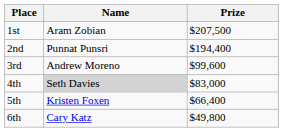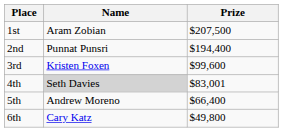(83, 65) Andrew Moreno -> (78, 65) Kristen Foxen
(208, 83) $83,000 -> (208, 83) $83,001
(78, 100) Kristen Foxen -> (83, 100) Andrew Moreno
